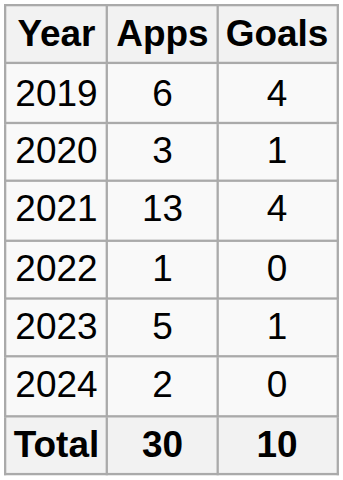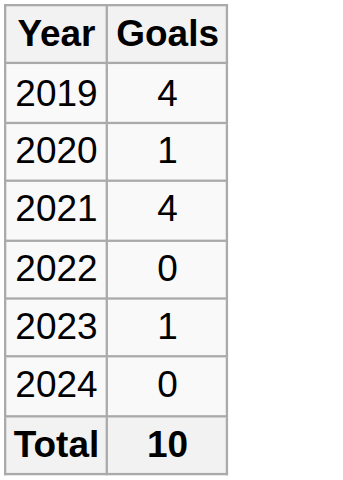- column: (162, 33)
